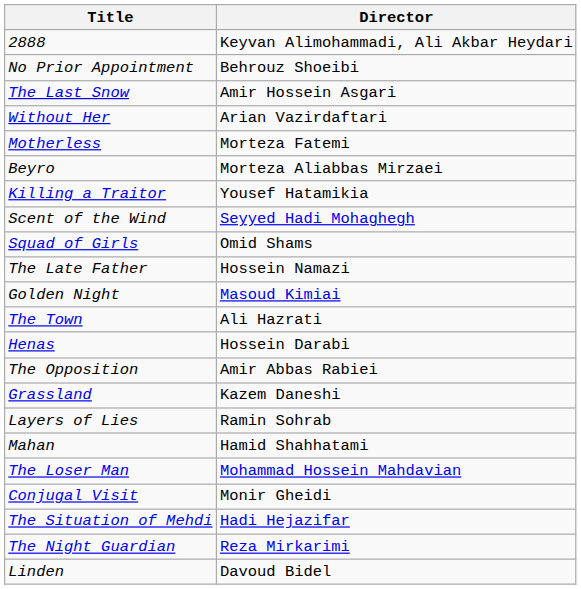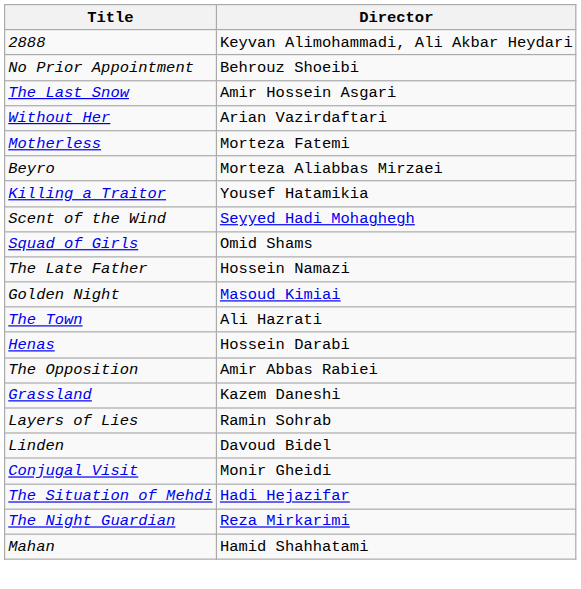rows swapped: (31, 446) <-> (36, 572)
- row: (69, 471)
